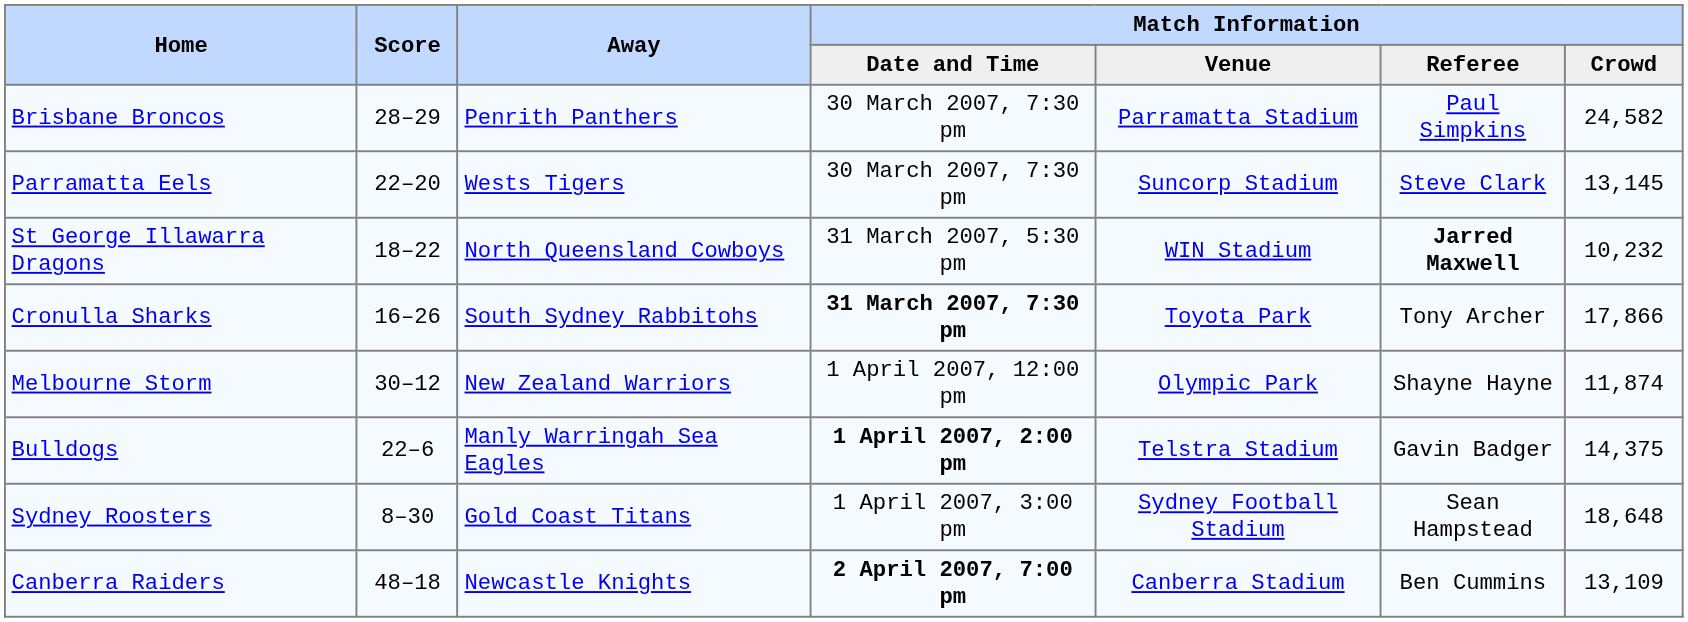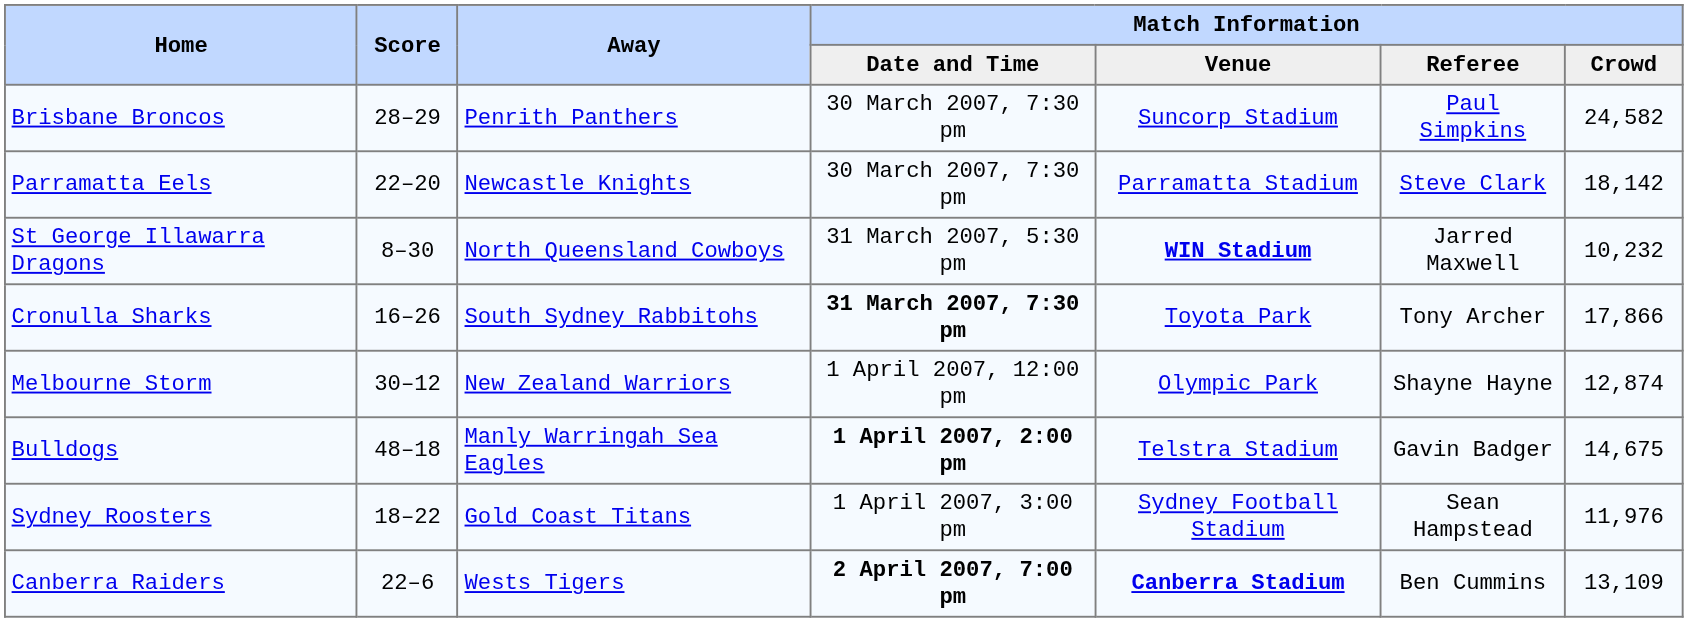(1238, 118) Parramatta Stadium -> (1238, 118) Suncorp Stadium
(545, 184) Wests Tigers -> (578, 184) Newcastle Knights
(1238, 184) Suncorp Stadium -> (1238, 184) Parramatta Stadium
(1624, 184) 13,145 -> (1624, 184) 18,142
(408, 251) 18–22 -> (408, 251) 8–30
(1238, 251) normal -> (1238, 251) bold
(1473, 251) bold -> (1473, 251) normal
(1624, 384) 11,874 -> (1624, 384) 12,874
(408, 450) 22–6 -> (408, 450) 48–18
(1624, 450) 14,375 -> (1624, 450) 14,675
(408, 517) 8–30 -> (408, 517) 18–22
(1624, 517) 18,648 -> (1624, 517) 11,976
(408, 584) 48–18 -> (408, 584) 22–6
(578, 584) Newcastle Knights -> (545, 584) Wests Tigers
(1238, 584) normal -> (1238, 584) bold
